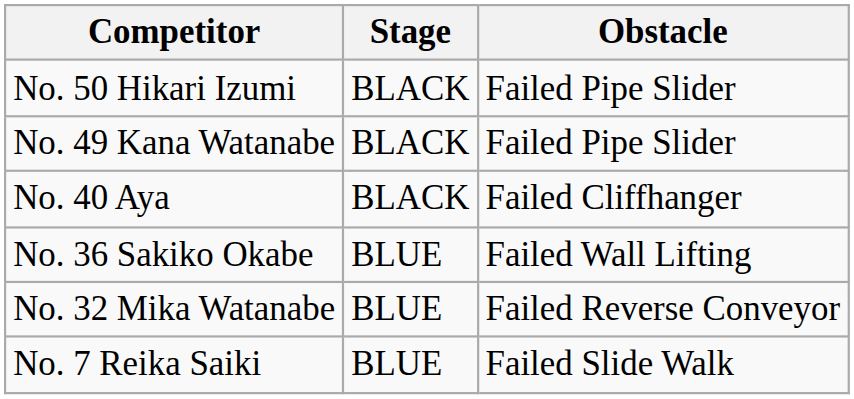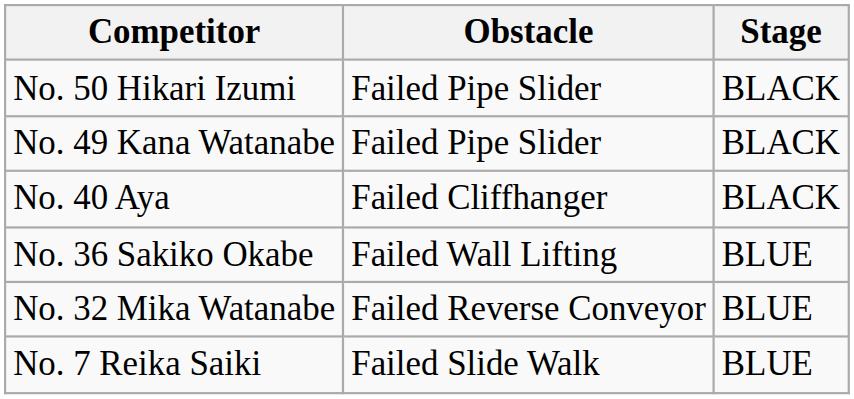columns swapped: (410, 32) <-> (663, 32)
